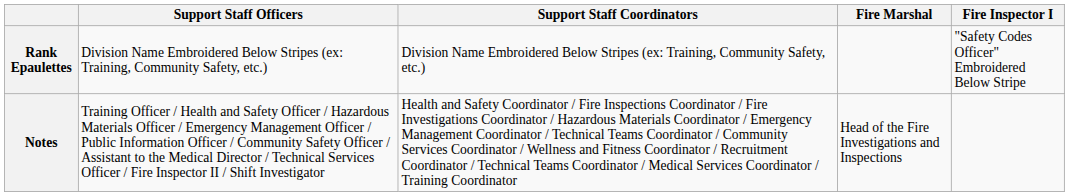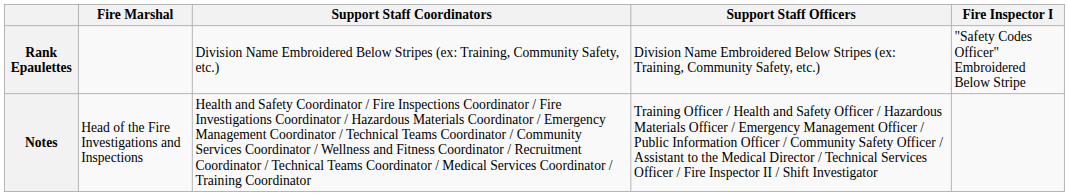columns swapped: (894, 15) <-> (238, 15)
